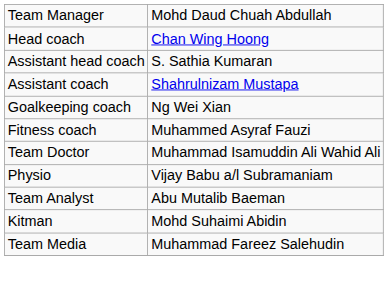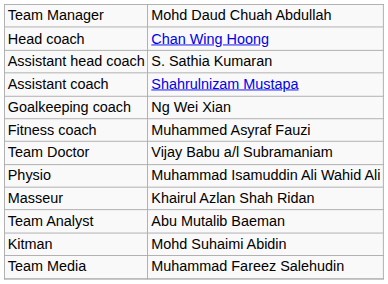(266, 152) Muhammad Isamuddin Ali Wahid Ali -> (242, 152) Vijay Babu a/l Subramaniam
(242, 175) Vijay Babu a/l Subramaniam -> (266, 175) Muhammad Isamuddin Ali Wahid Ali
+ row: (35, 198)
